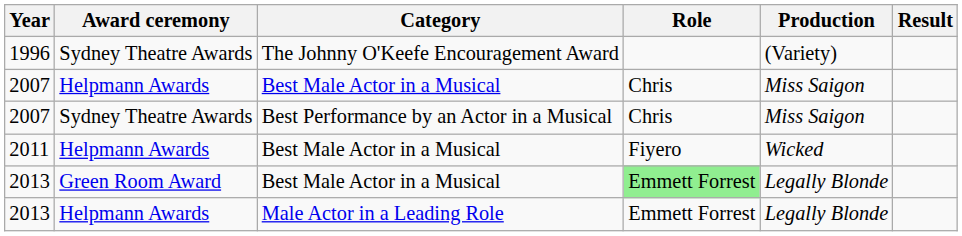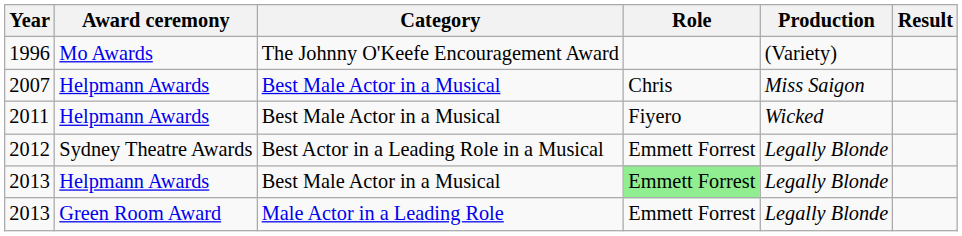(156, 52) Sydney Theatre Awards -> (106, 52) Mo Awards
- row: (30, 117)
+ row: (30, 149)
(140, 181) Green Room Award -> (134, 181) Helpmann Awards
(134, 213) Helpmann Awards -> (140, 213) Green Room Award
